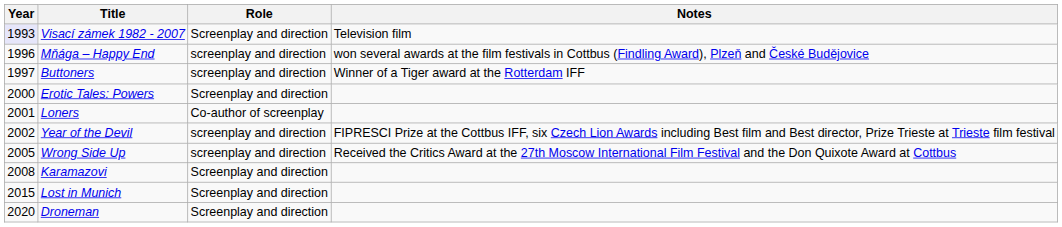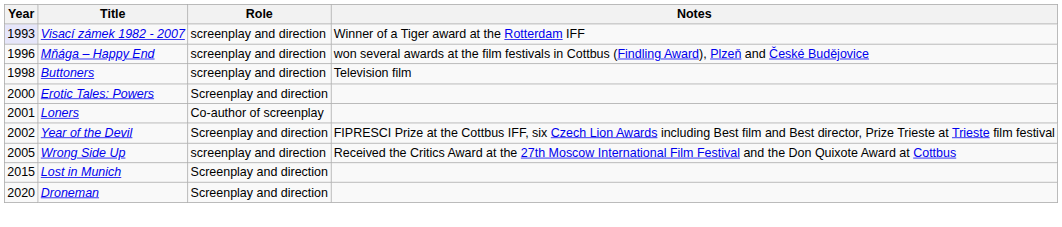(259, 34) Screenplay and direction -> (258, 34) screenplay and direction
(373, 34) Television film -> (459, 34) Winner of a Tiger award at the Rotterdam IFF
(21, 73) 1997 -> (21, 73) 1998
(459, 73) Winner of a Tiger award at the Rotterdam IFF -> (373, 73) Television film
(258, 133) screenplay and direction -> (259, 133) Screenplay and direction
- row: (74, 172)
